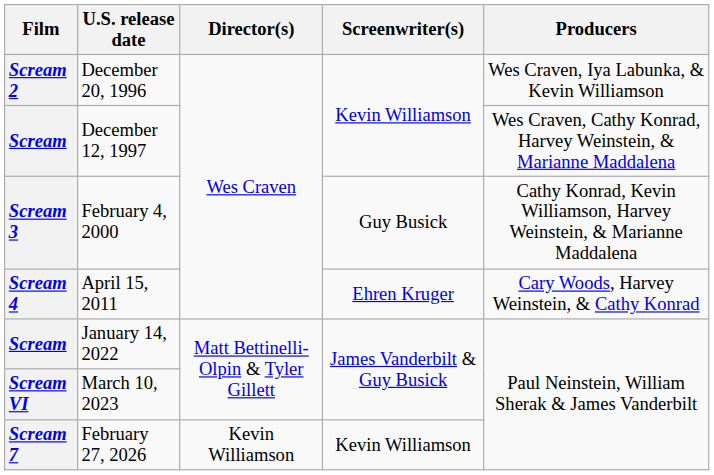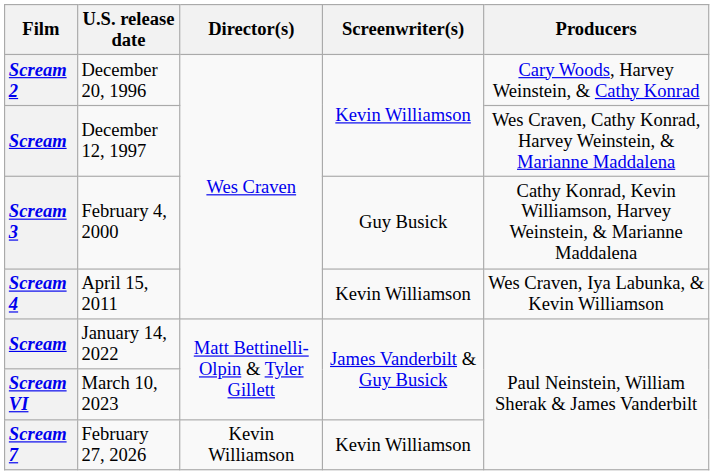(596, 79) Wes Craven, Iya Labunka, & Kevin Williamson -> (596, 79) Cary Woods, Harvey Weinstein, & Cathy Konrad
(403, 293) Ehren Kruger -> (403, 293) Kevin Williamson
(596, 293) Cary Woods, Harvey Weinstein, & Cathy Konrad -> (596, 293) Wes Craven, Iya Labunka, & Kevin Williamson
